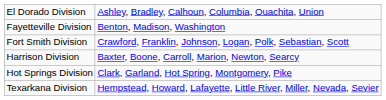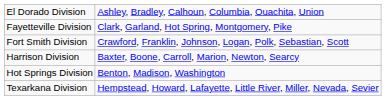(161, 27) Benton, Madison, Washington -> (195, 27) Clark, Garland, Hot Spring, Montgomery, Pike
(195, 73) Clark, Garland, Hot Spring, Montgomery, Pike -> (161, 73) Benton, Madison, Washington
